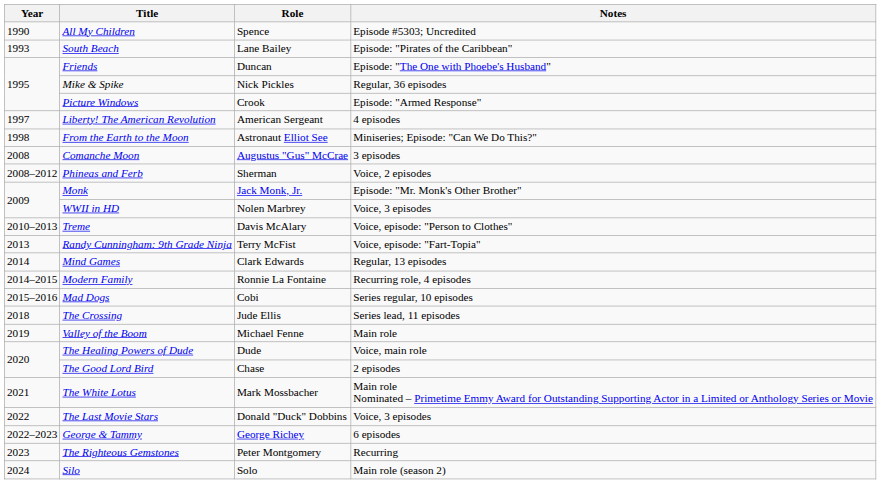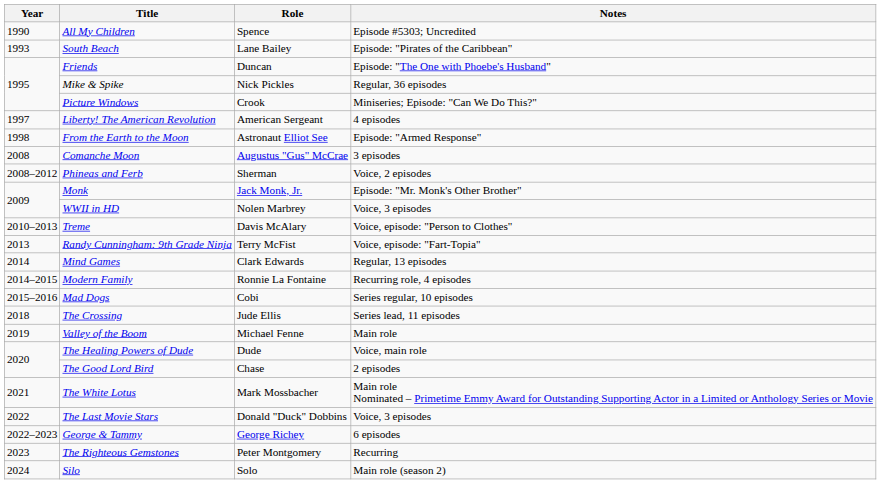(417, 102) Episode: "Armed Response" -> (445, 102) Miniseries; Episode: "Can We Do This?"
(445, 137) Miniseries; Episode: "Can We Do This?" -> (417, 137) Episode: "Armed Response"
